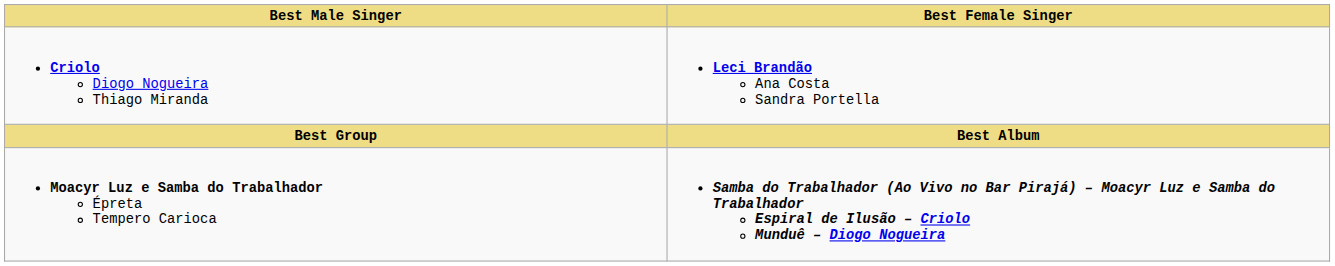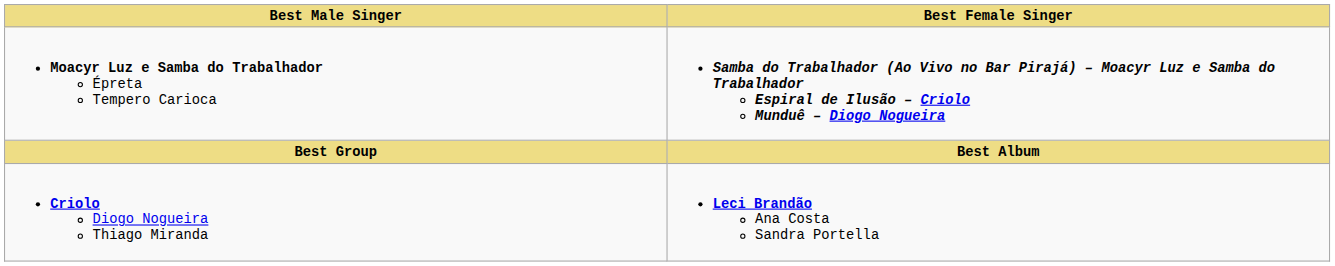rows swapped: (336, 84) <-> (336, 204)
